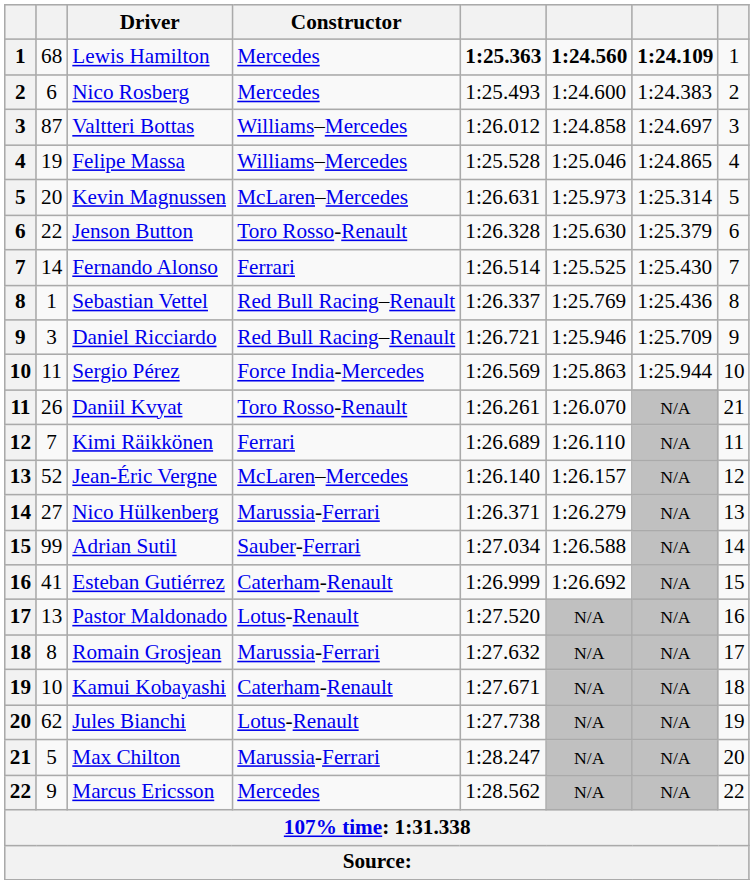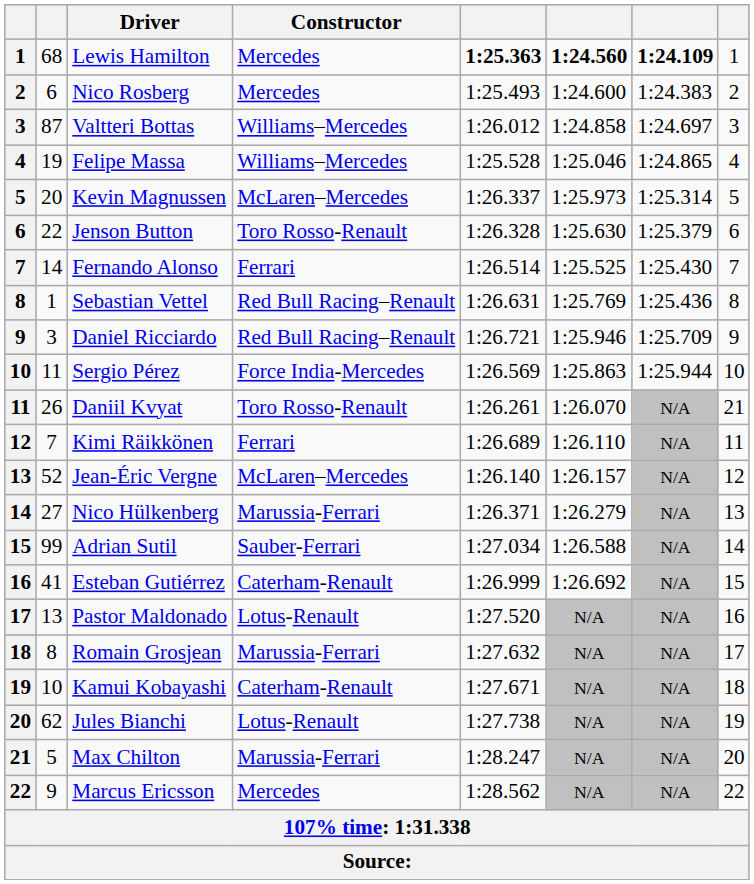(503, 196) 1:26.631 -> (503, 196) 1:26.337
(503, 301) 1:26.337 -> (503, 301) 1:26.631
